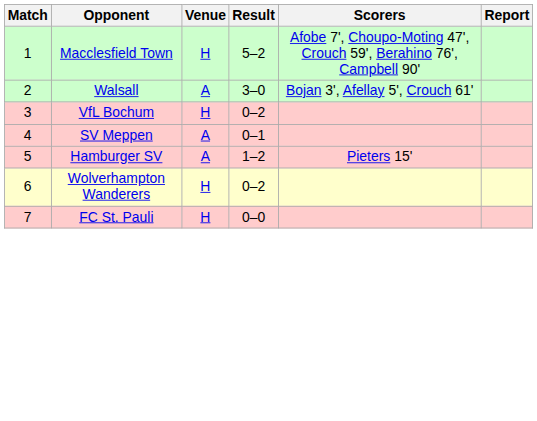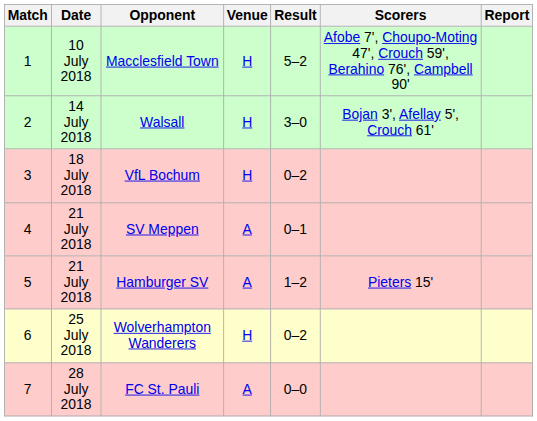+ column: (76, 15)
(205, 91) A -> (247, 122) H
(205, 217) H -> (247, 389) A
